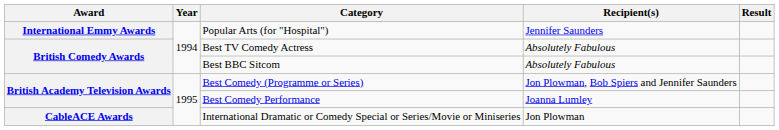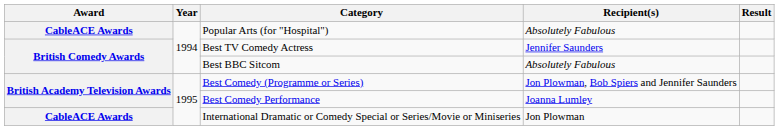(89, 30) International Emmy Awards -> (89, 30) CableACE Awards
(564, 30) Jennifer Saunders -> (570, 30) Absolutely Fabulous
(570, 47) Absolutely Fabulous -> (564, 47) Jennifer Saunders
